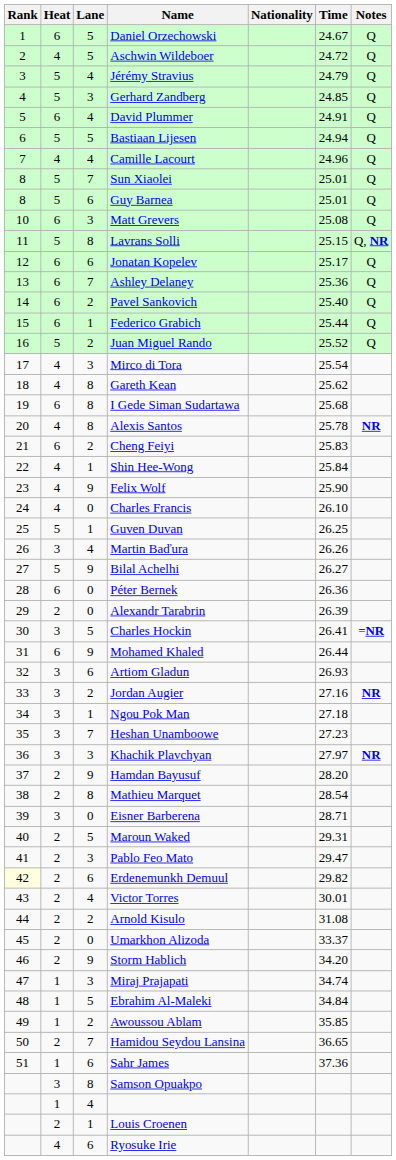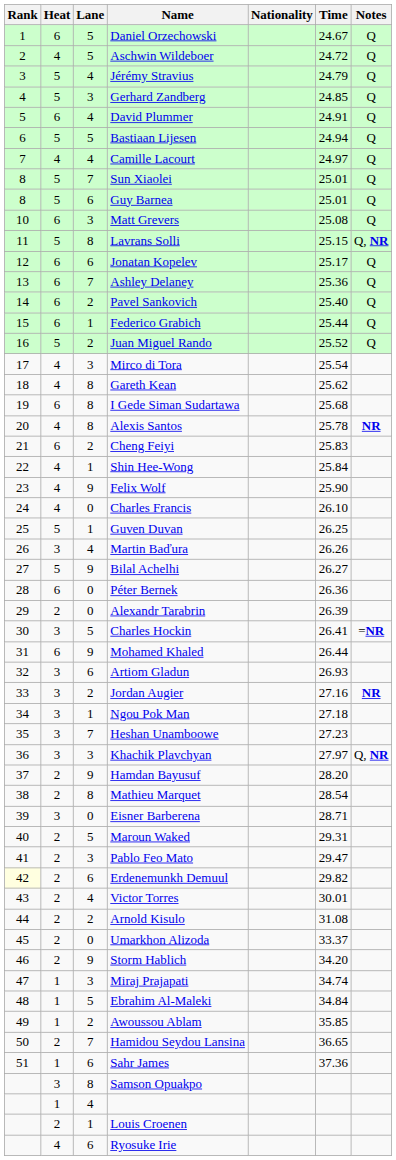(333, 158) 24.96 -> (333, 158) 24.97
(371, 754) NR -> (371, 754) Q, NR
